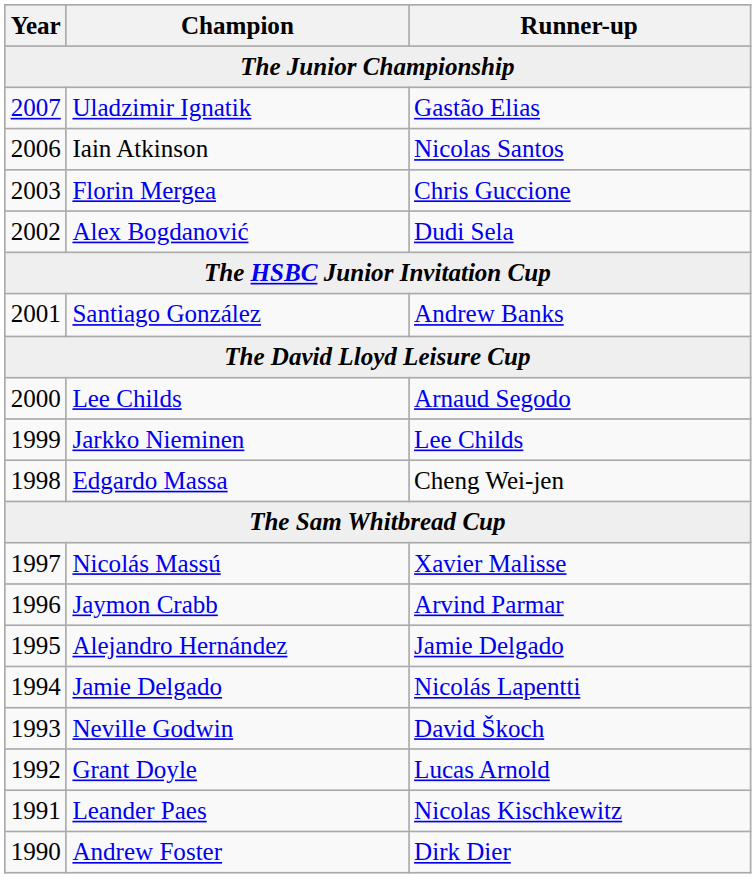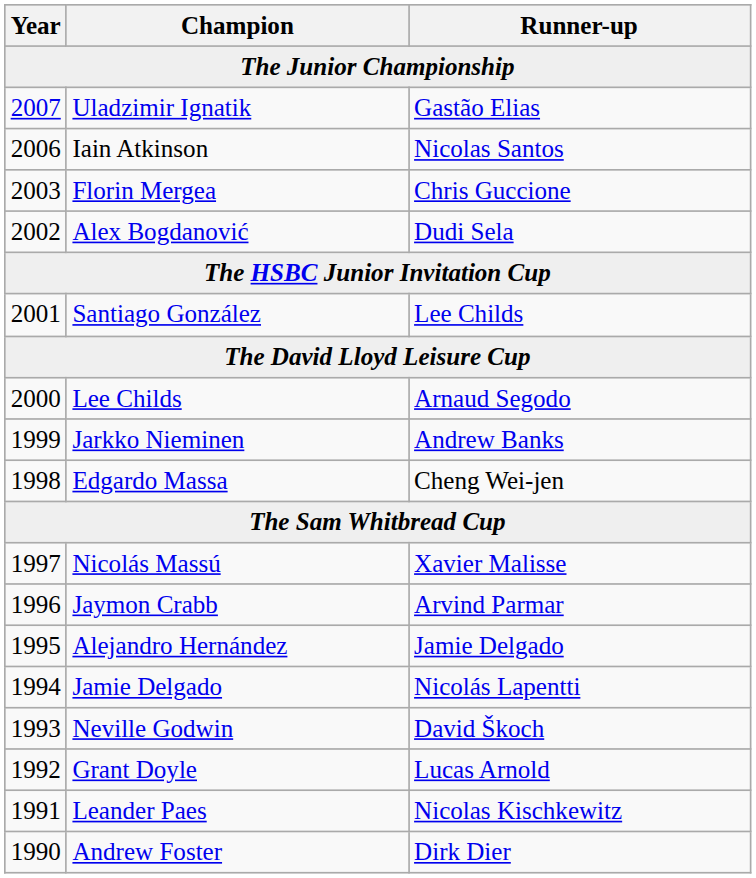(489, 314) Andrew Banks -> (469, 314) Lee Childs
(469, 438) Lee Childs -> (489, 438) Andrew Banks
